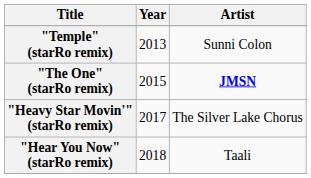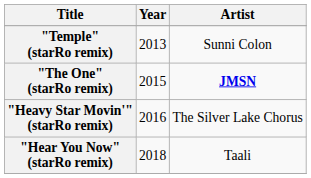(153, 118) 2017 -> (153, 118) 2016
